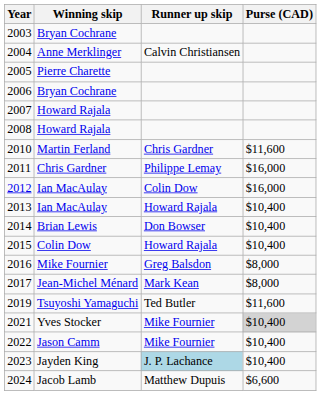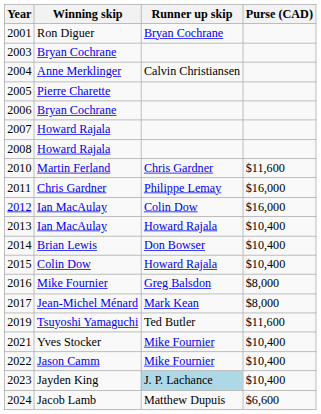+ row: (19, 33)
(265, 322) lightgrey background -> (265, 341) no background
